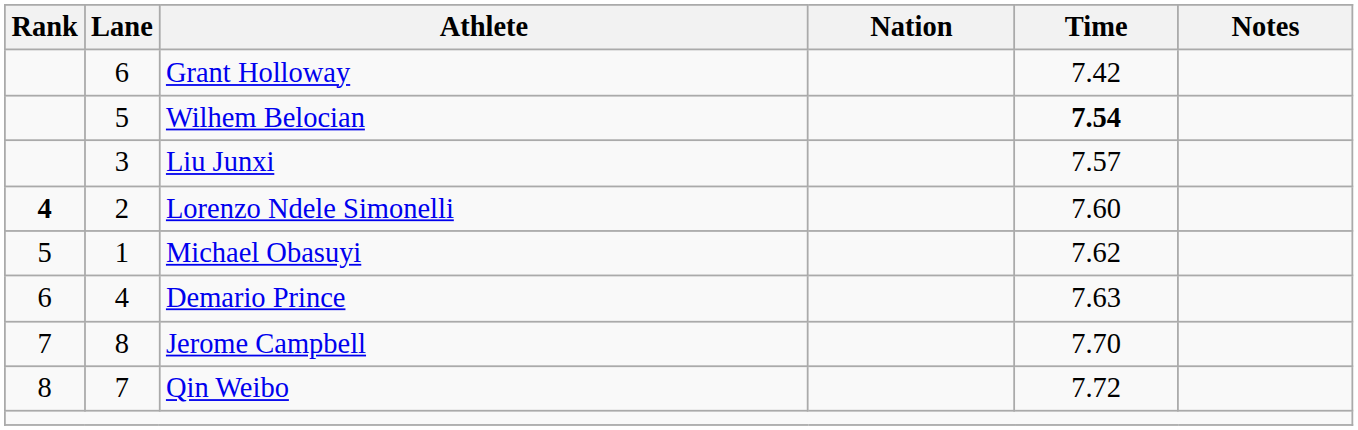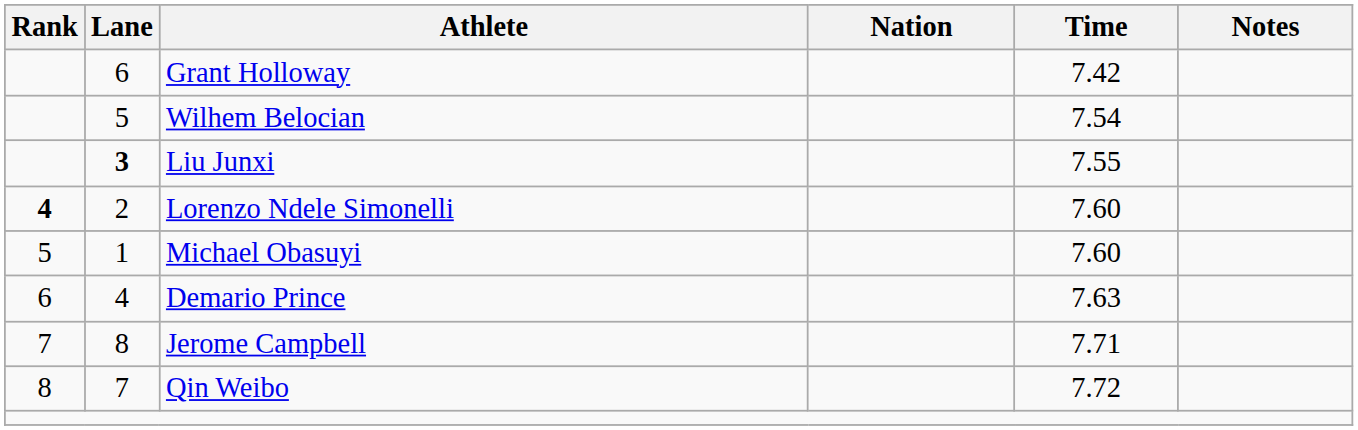(1096, 117) bold -> (1096, 117) normal
(122, 162) normal -> (122, 162) bold
(1096, 162) 7.57 -> (1096, 162) 7.55
(1096, 252) 7.62 -> (1096, 252) 7.60
(1096, 343) 7.70 -> (1096, 343) 7.71
